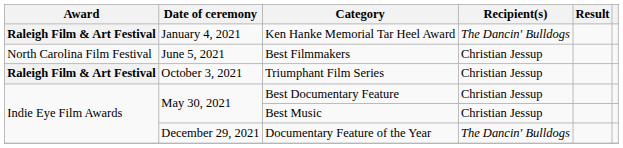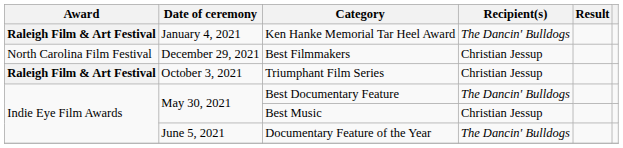(193, 53) June 5, 2021 -> (210, 53) December 29, 2021
(502, 93) Christian Jessup -> (515, 93) The Dancin' Bulldogs
(210, 133) December 29, 2021 -> (193, 133) June 5, 2021
